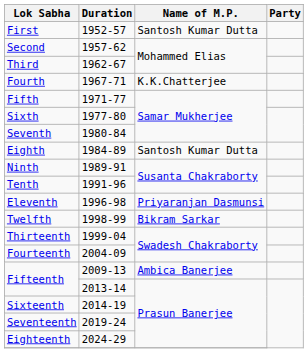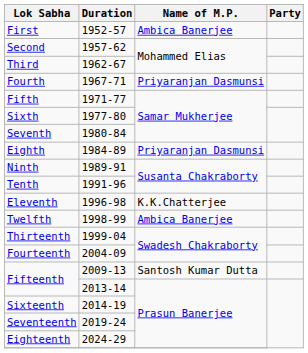(198, 30) Santosh Kumar Dutta -> (185, 30) Ambica Banerjee
(182, 82) K.K.Chatterjee -> (201, 82) Priyaranjan Dasmunsi
(198, 150) Santosh Kumar Dutta -> (201, 150) Priyaranjan Dasmunsi
(201, 202) Priyaranjan Dasmunsi -> (182, 202) K.K.Chatterjee
(179, 219) Bikram Sarkar -> (185, 219) Ambica Banerjee
(185, 270) Ambica Banerjee -> (198, 270) Santosh Kumar Dutta
